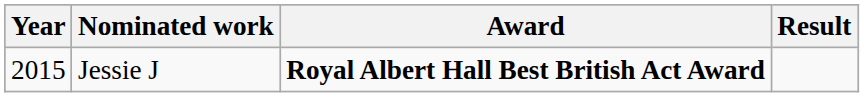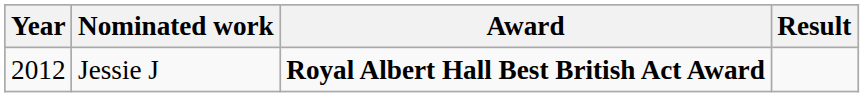(38, 69) 2015 -> (38, 69) 2012
